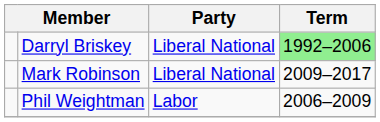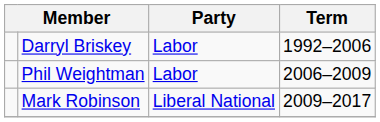(214, 46) Liberal National -> (175, 46) Labor
(327, 46) lightgreen background -> (327, 46) no background
rows swapped: (83, 102) <-> (81, 74)
